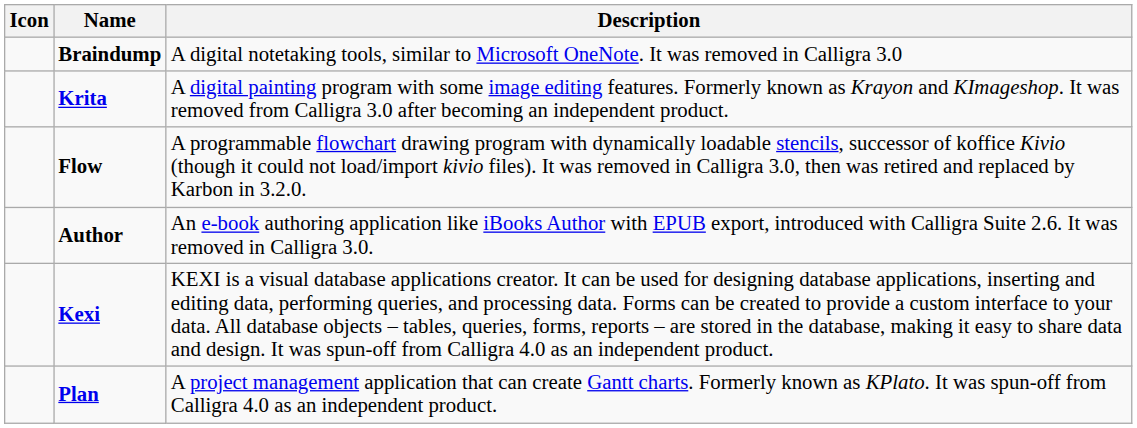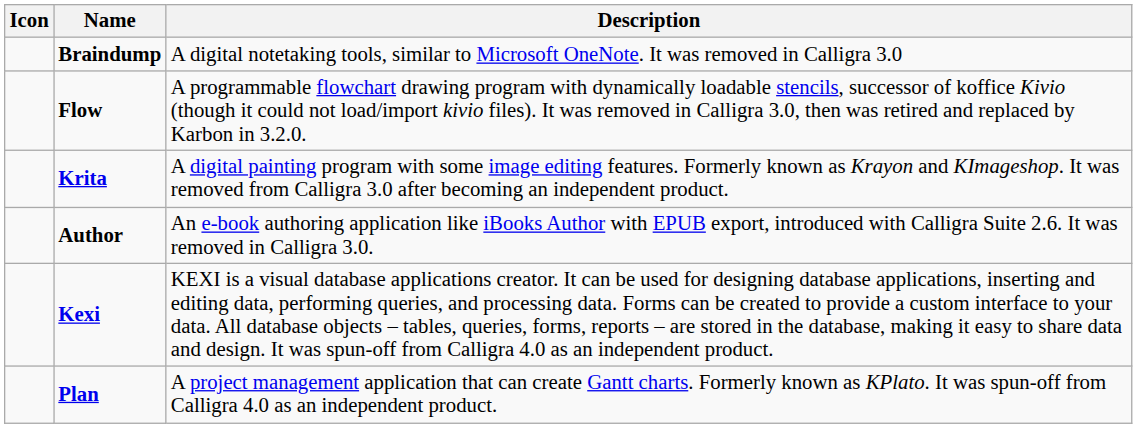rows swapped: (80, 166) <-> (83, 98)
